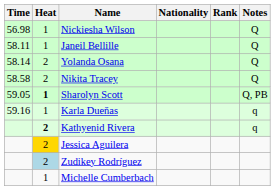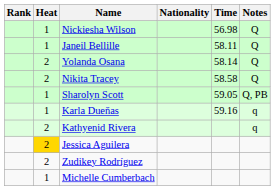columns swapped: (225, 12) <-> (18, 12)
(46, 95) bold -> (46, 95) normal
(46, 128) bold -> (46, 128) normal
(46, 161) lightblue background -> (46, 161) no background
